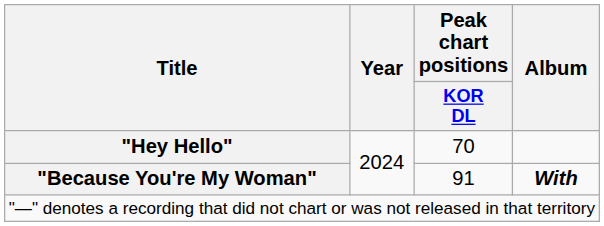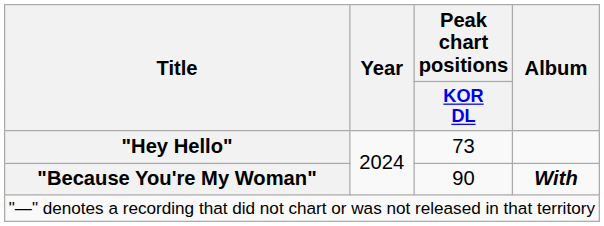(464, 146) 70 -> (464, 146) 73
(464, 178) 91 -> (464, 178) 90
